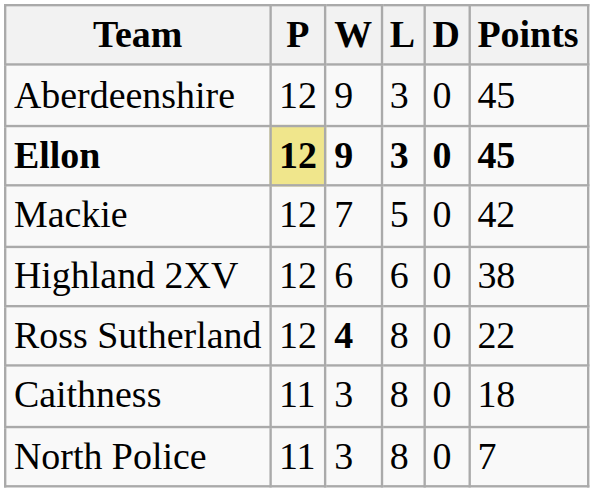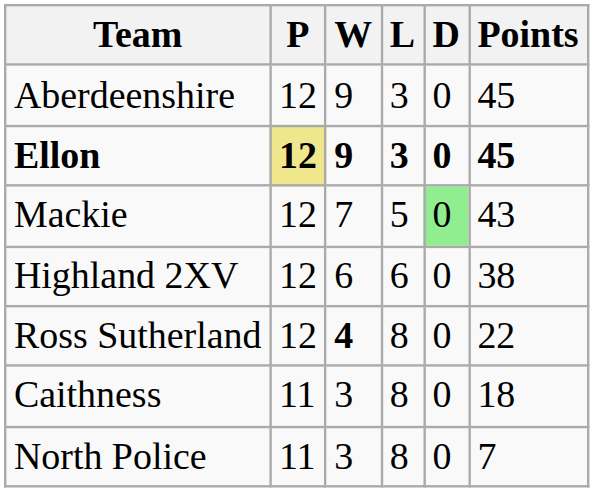(442, 214) no background -> (442, 214) lightgreen background
(496, 214) 42 -> (496, 214) 43
